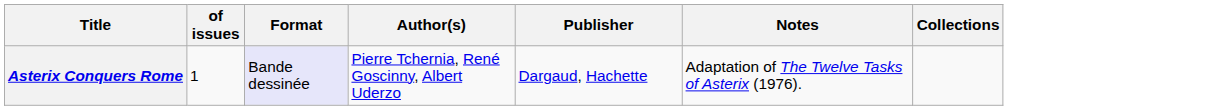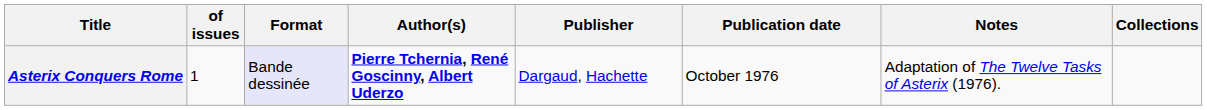+ column: (782, 25)
(426, 75) normal -> (430, 75) bold
